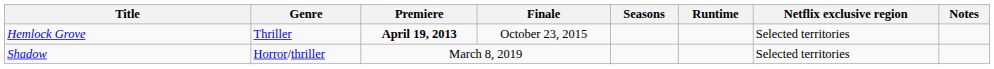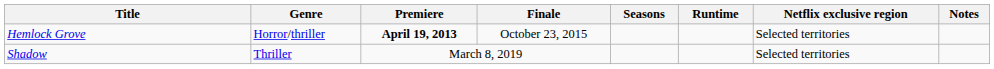(273, 34) Thriller -> (289, 34) Horror/thriller
(289, 53) Horror/thriller -> (273, 53) Thriller
